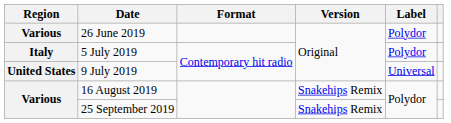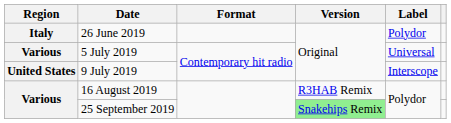(41, 33) Various -> (41, 33) Italy
(41, 52) Italy -> (41, 52) Various
(407, 52) Polydor -> (411, 52) Universal
(411, 71) Universal -> (413, 71) Interscope
(340, 90) Snakehips Remix -> (335, 90) R3HAB Remix
(340, 109) no background -> (340, 109) lightgreen background
